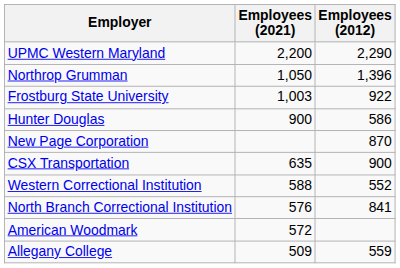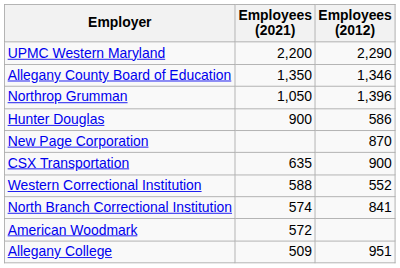+ row: (119, 75)
- row: (88, 97)
(300, 207) 576 -> (300, 207) 574
(380, 251) 559 -> (380, 251) 951
